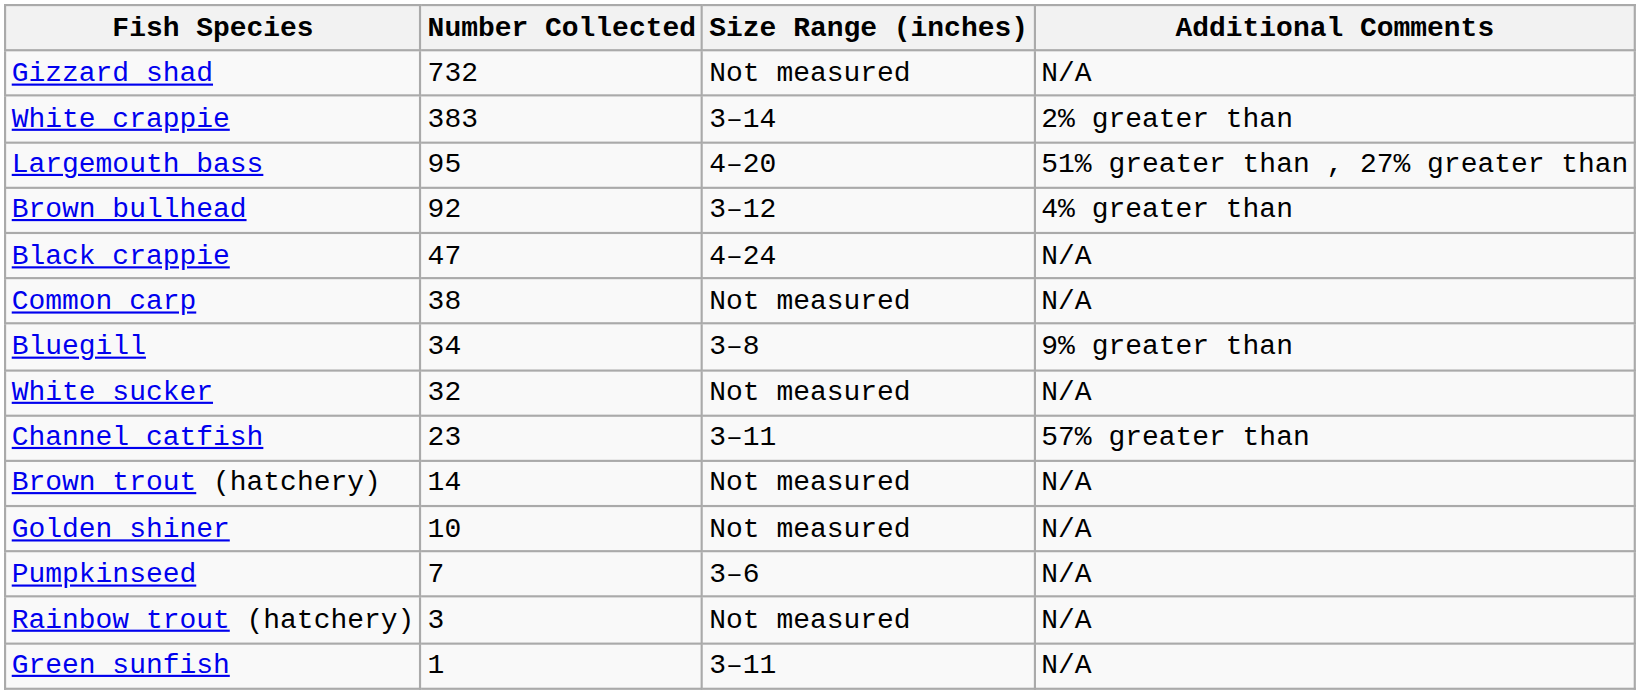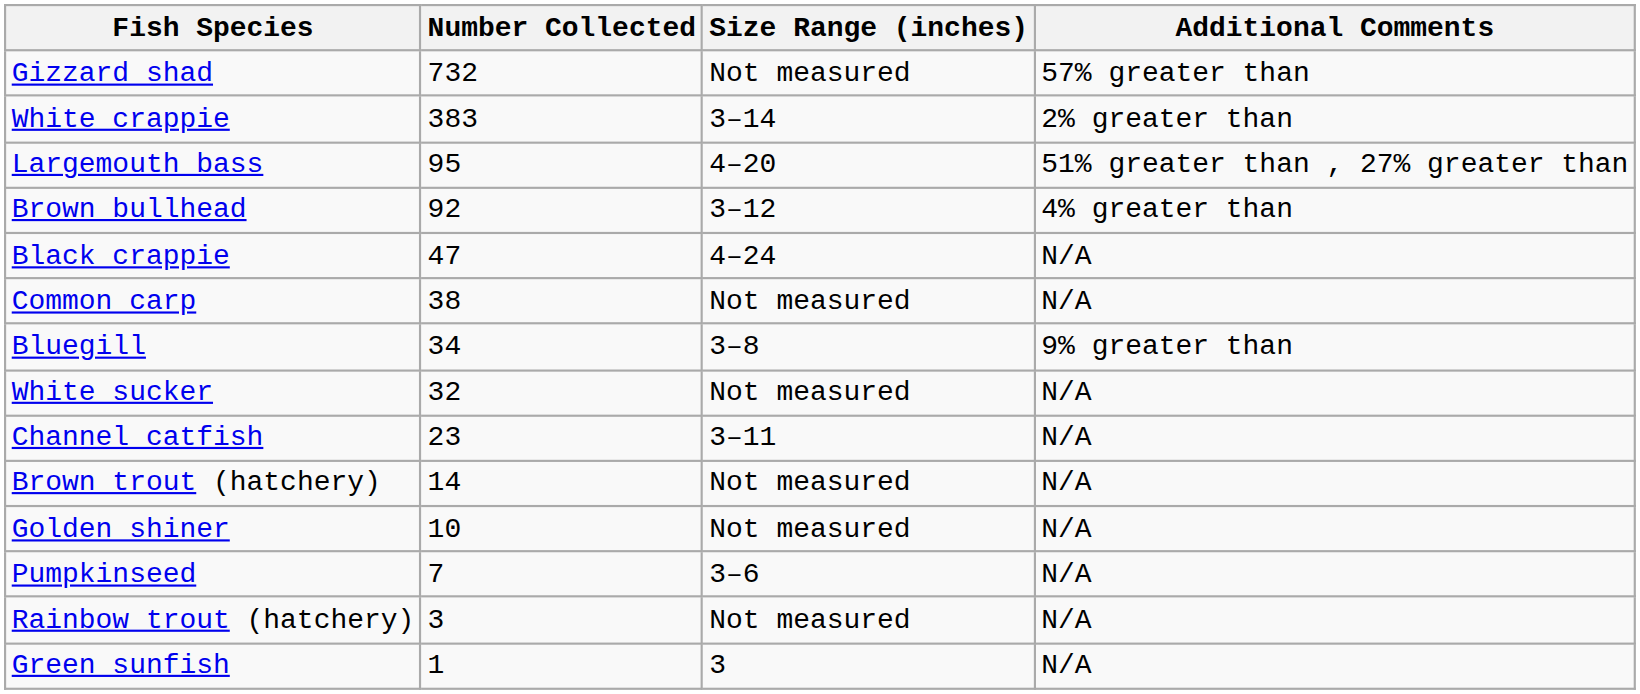(1066, 73) N/A -> (1175, 73) 57% greater than
(1175, 438) 57% greater than -> (1066, 438) N/A
(743, 666) 3–11 -> (718, 666) 3
